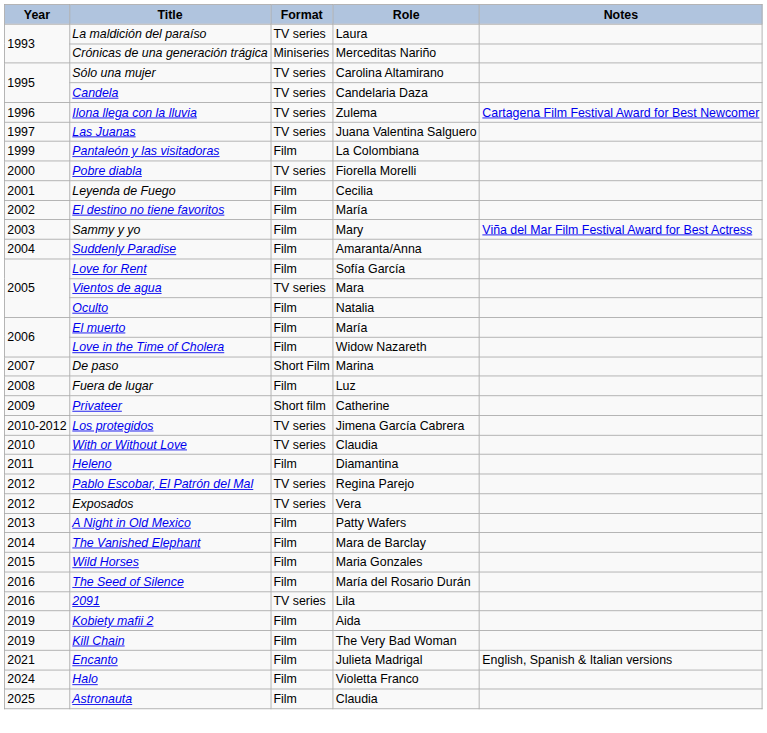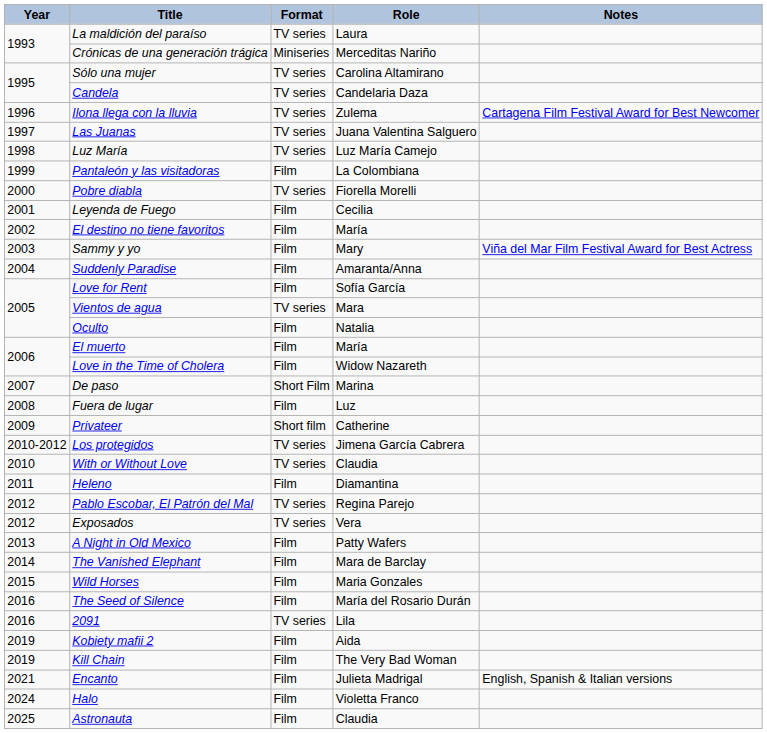+ row: (100, 152)
